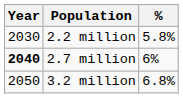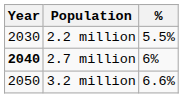(159, 38) 5.8% -> (159, 38) 5.5%
(159, 82) 6.8% -> (159, 82) 6.6%
